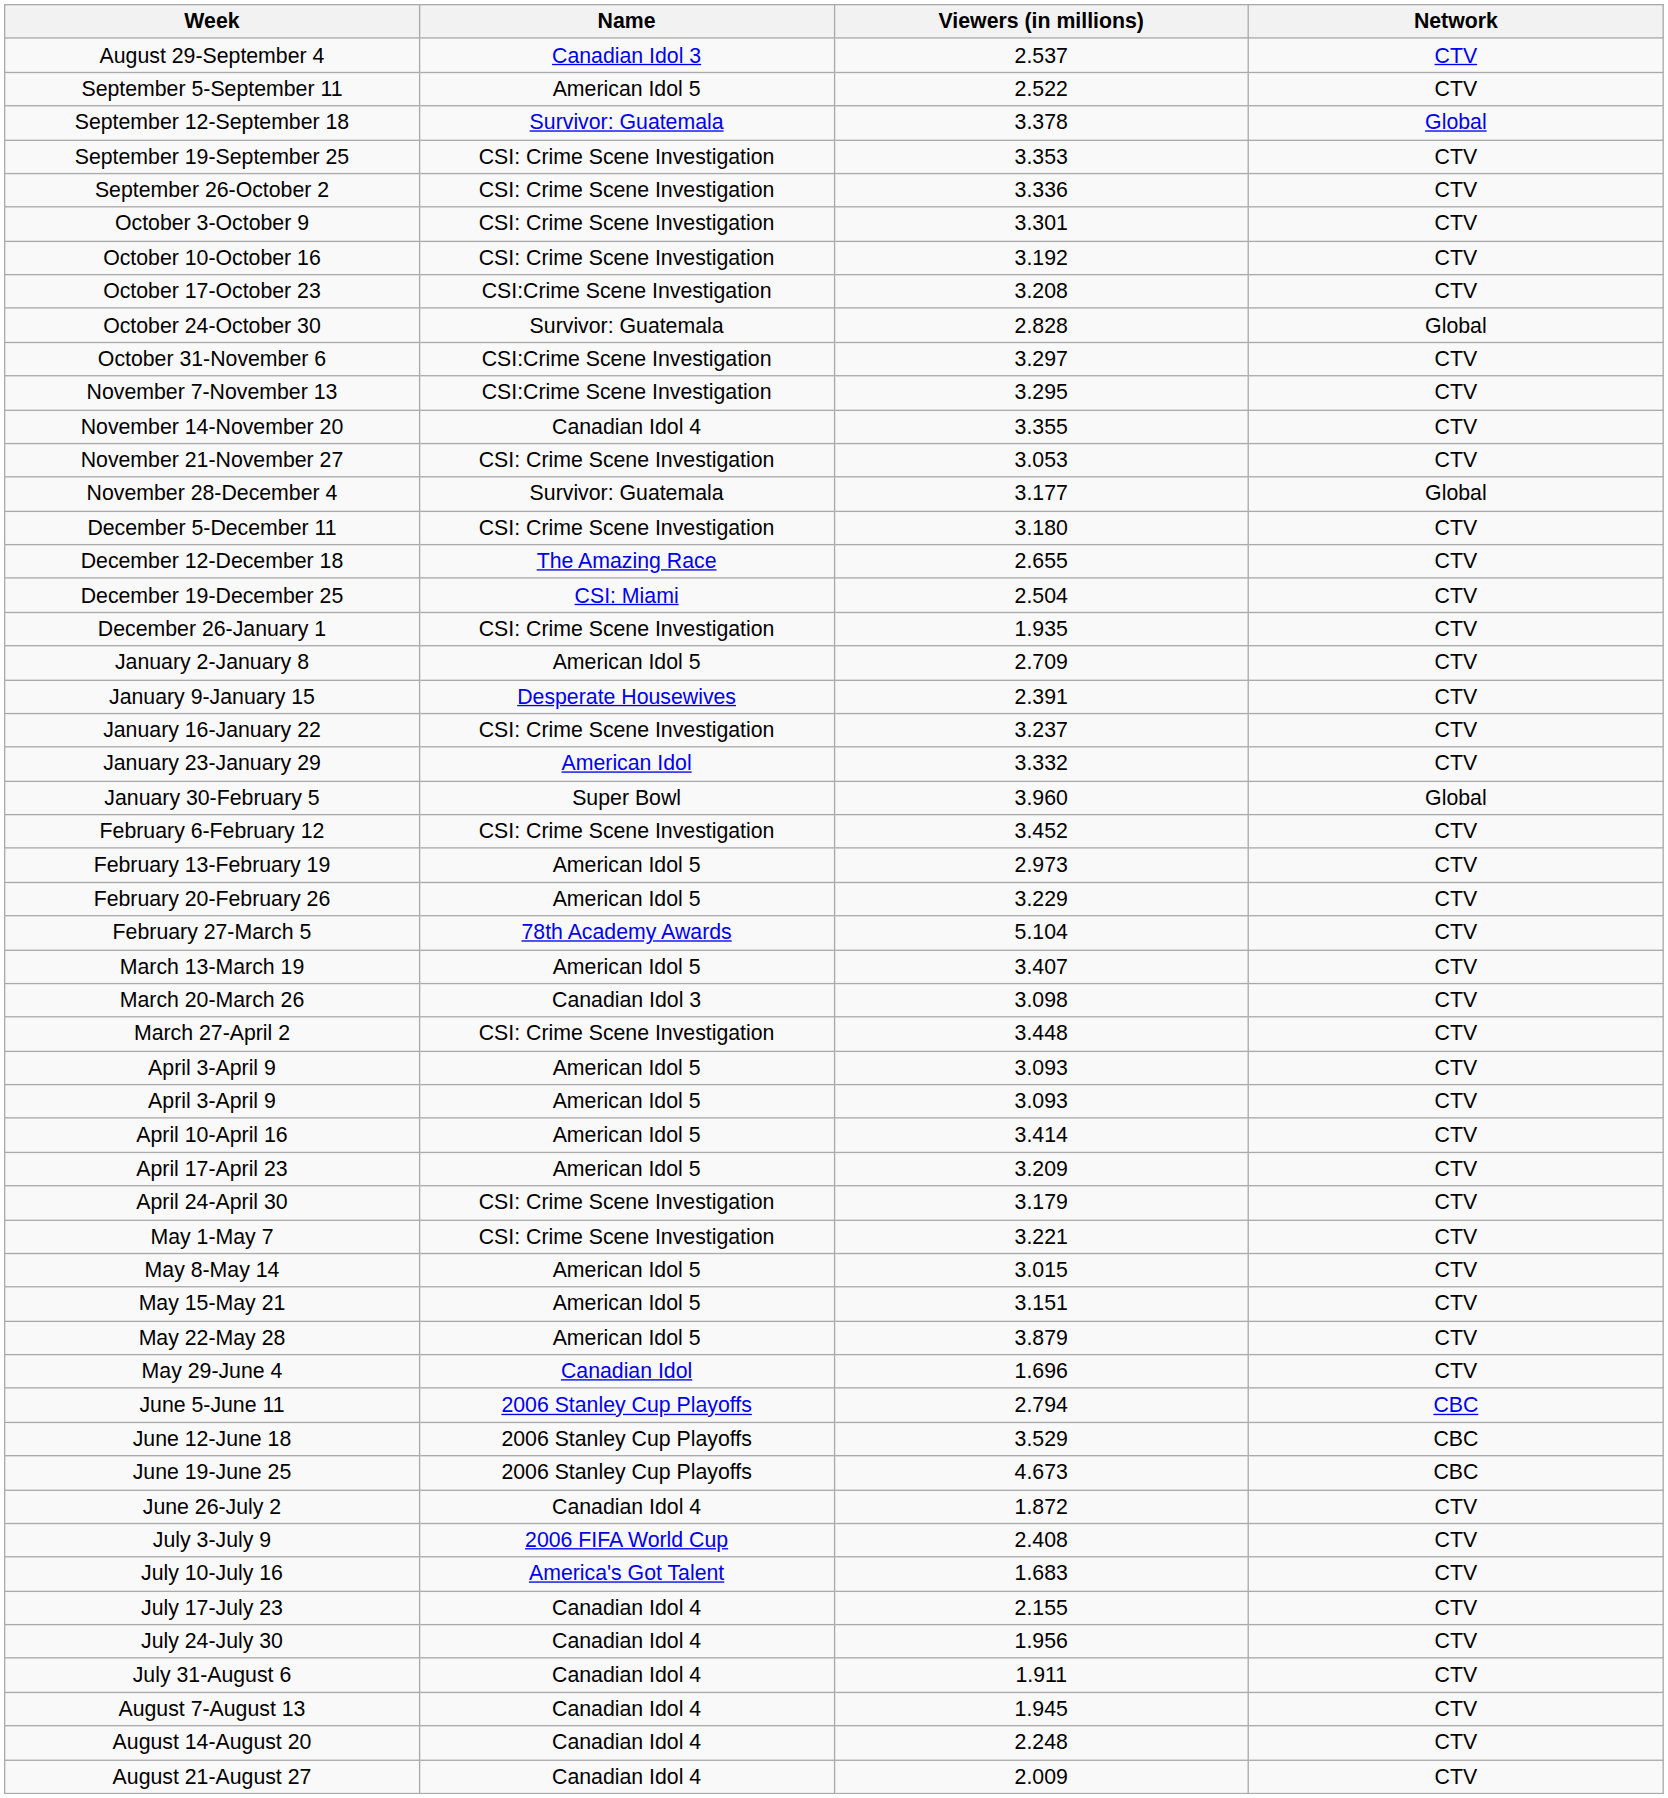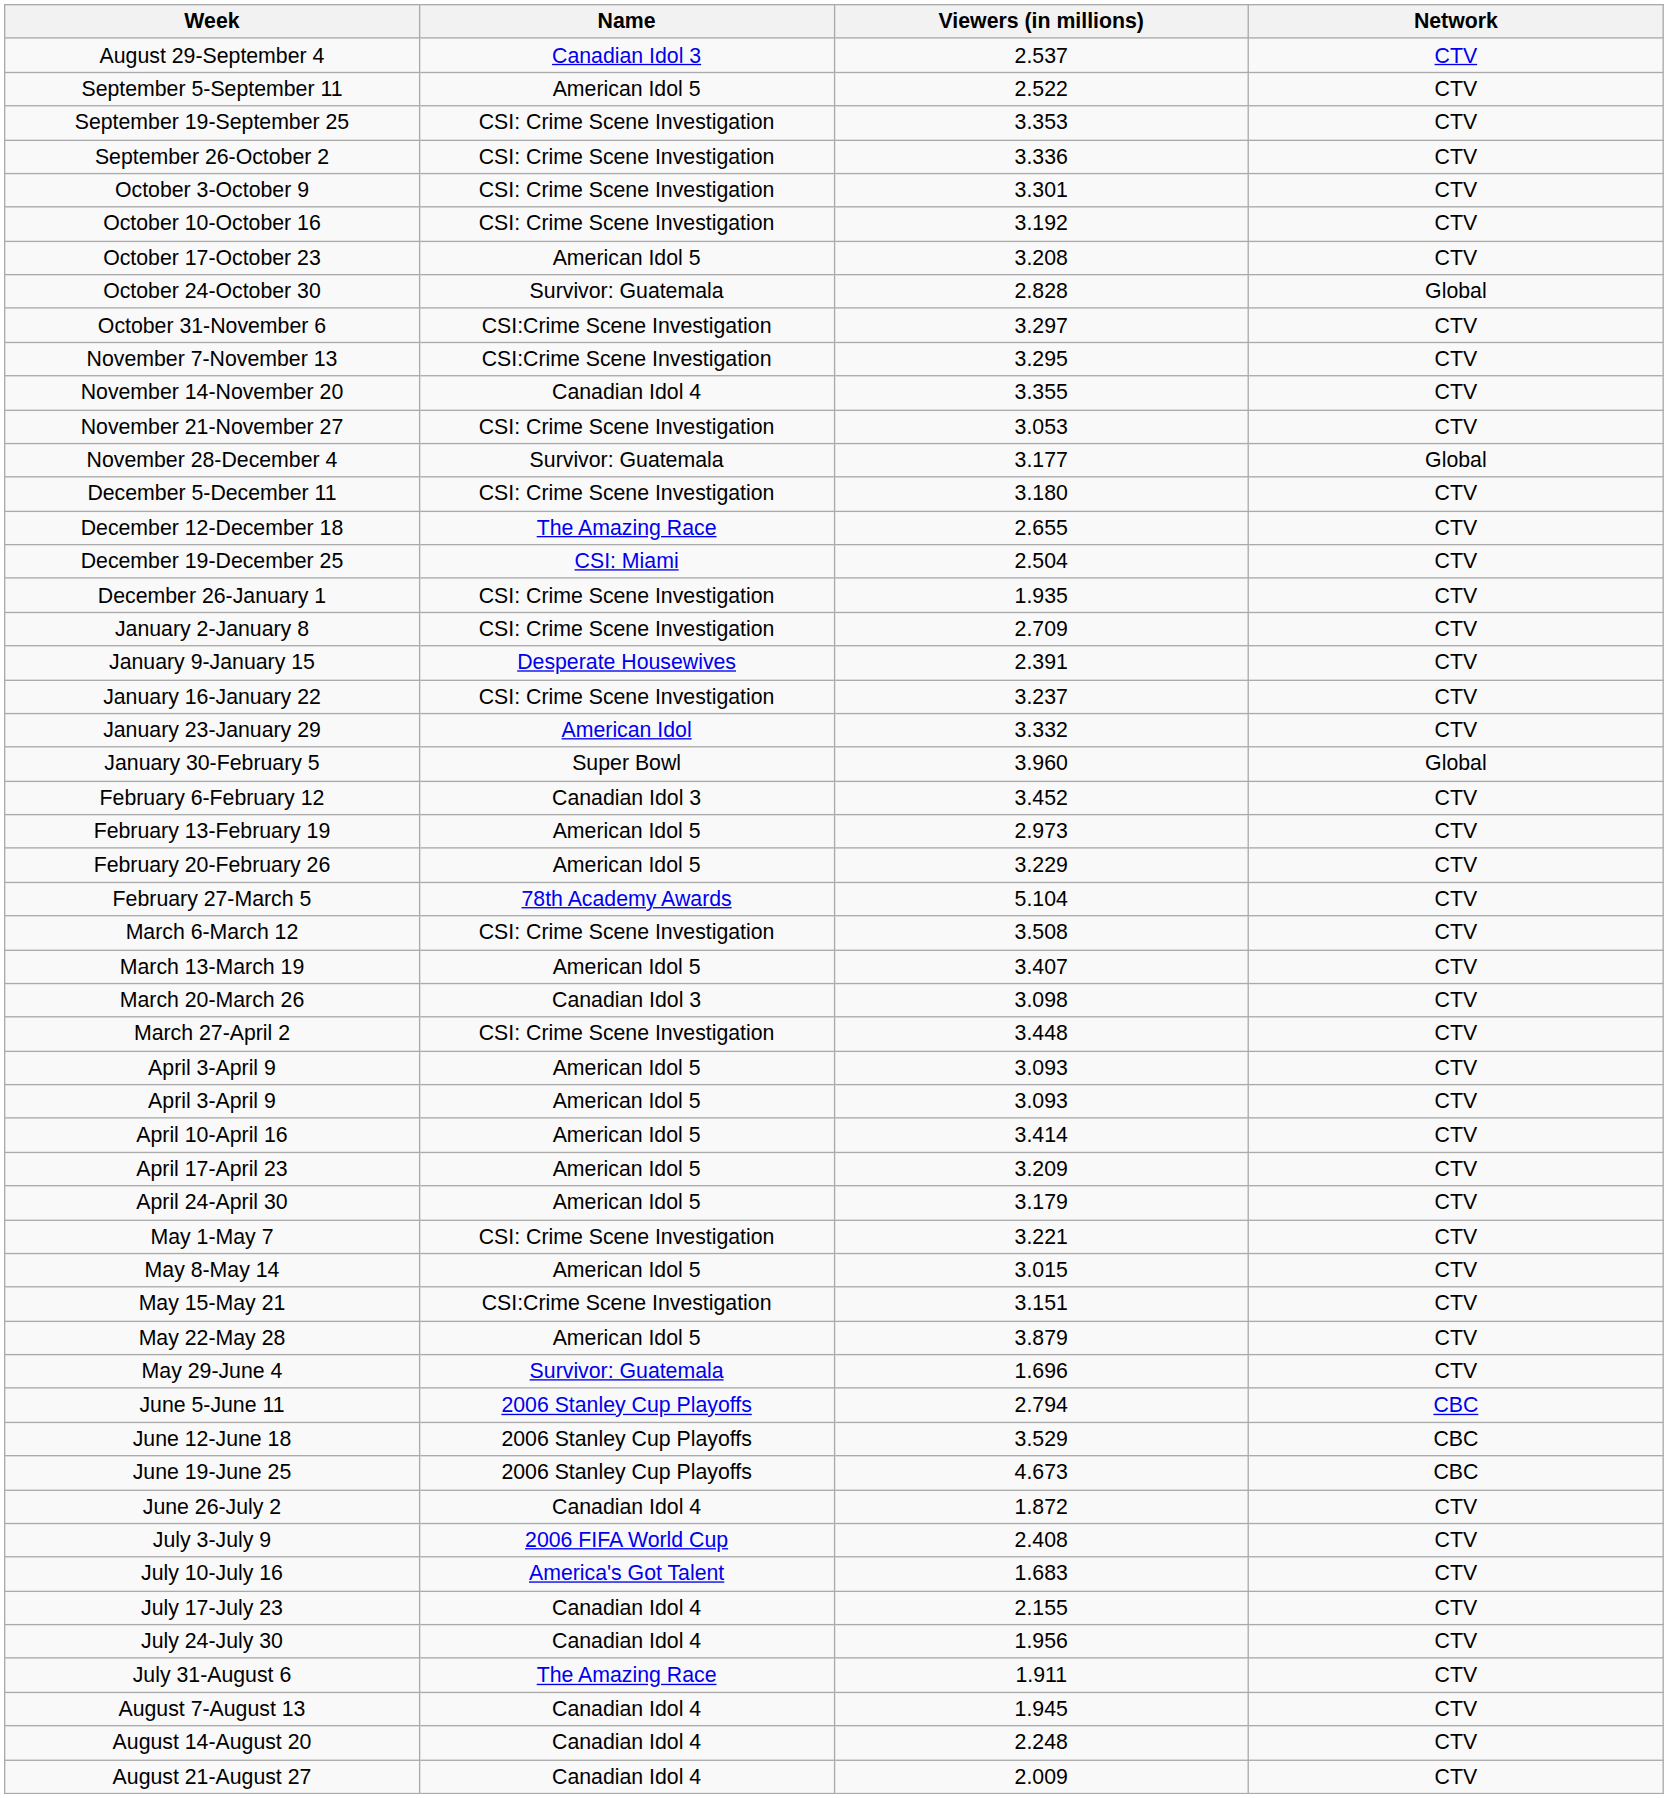- row: (212, 122)
(627, 291) CSI:Crime Scene Investigation -> (627, 257) American Idol 5
(627, 662) American Idol 5 -> (627, 628) CSI: Crime Scene Investigation
(627, 831) CSI: Crime Scene Investigation -> (627, 797) Canadian Idol 3
+ row: (212, 932)
(627, 1202) CSI: Crime Scene Investigation -> (627, 1202) American Idol 5
(627, 1303) American Idol 5 -> (627, 1303) CSI:Crime Scene Investigation
(627, 1371) Canadian Idol -> (627, 1371) Survivor: Guatemala
(627, 1675) Canadian Idol 4 -> (627, 1675) The Amazing Race
